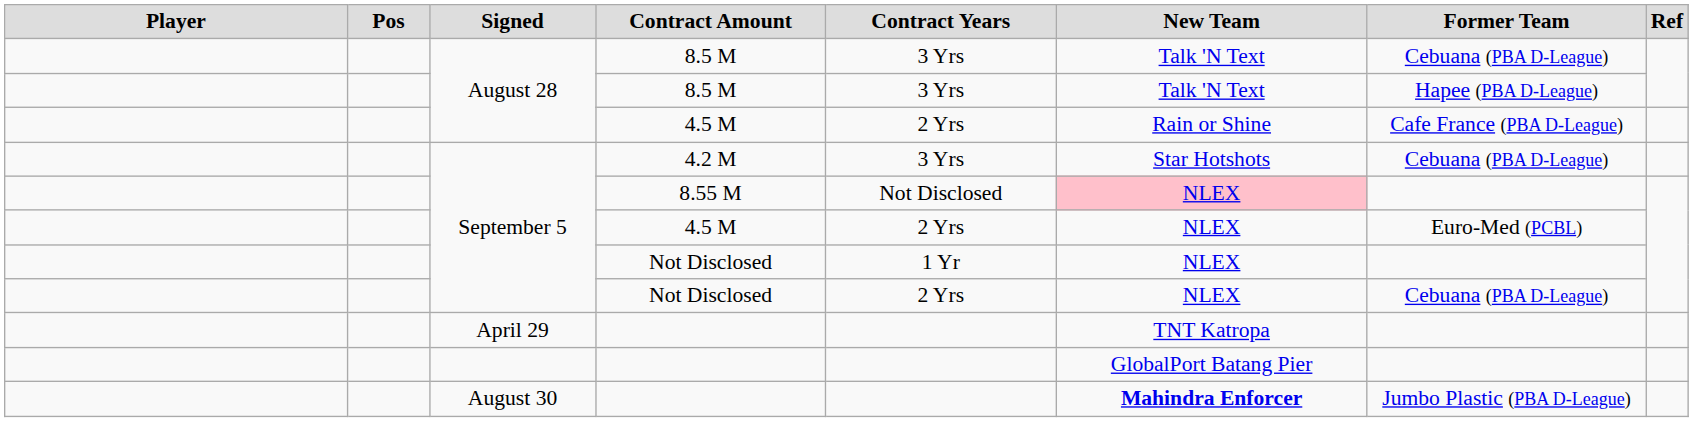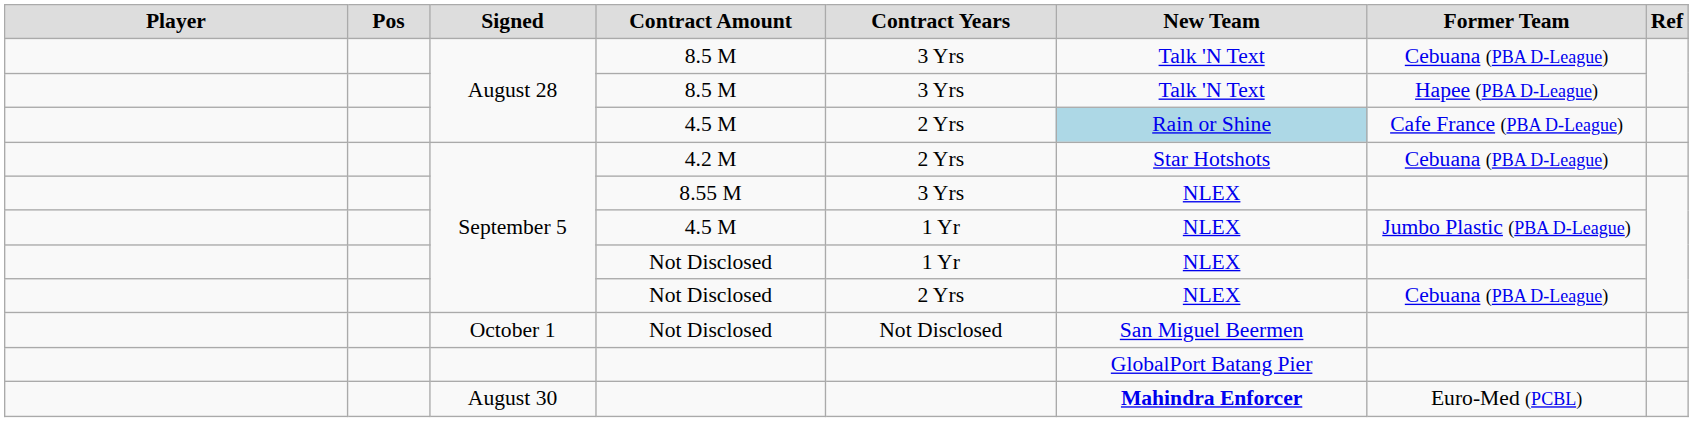(1212, 124) no background -> (1212, 124) lightblue background
(941, 158) 3 Yrs -> (941, 158) 2 Yrs
(941, 192) Not Disclosed -> (941, 192) 3 Yrs
(1212, 192) pink background -> (1212, 192) no background
(941, 227) 2 Yrs -> (941, 227) 1 Yr
(1507, 227) Euro-Med (PCBL) -> (1507, 227) Jumbo Plastic (PBA D-League)
+ row: (513, 329)
- row: (513, 329)
(1507, 398) Jumbo Plastic (PBA D-League) -> (1507, 398) Euro-Med (PCBL)
